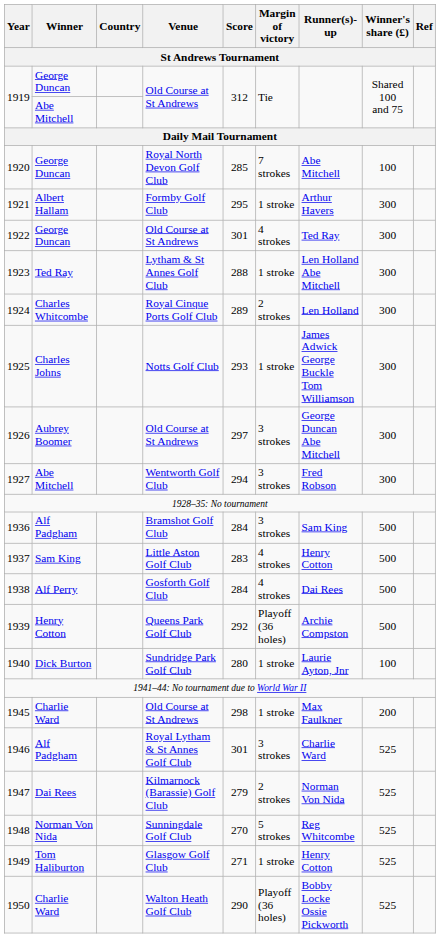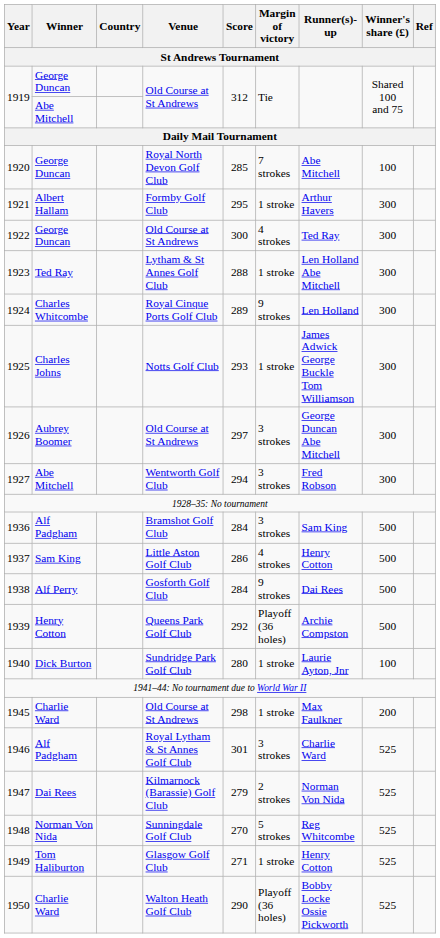(239, 235) 301 -> (239, 235) 300
(274, 309) 2 strokes -> (274, 309) 9 strokes
(239, 558) 283 -> (239, 558) 286
(274, 589) 4 strokes -> (274, 589) 9 strokes
